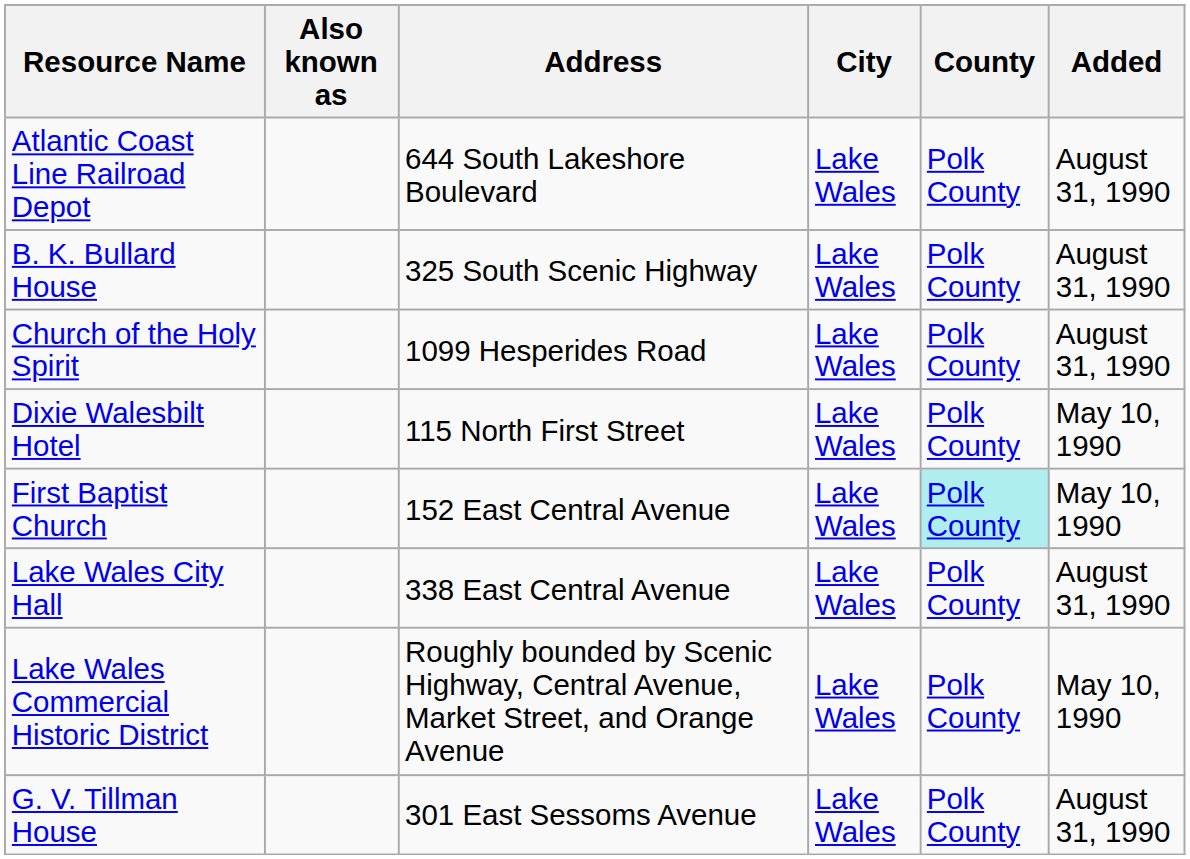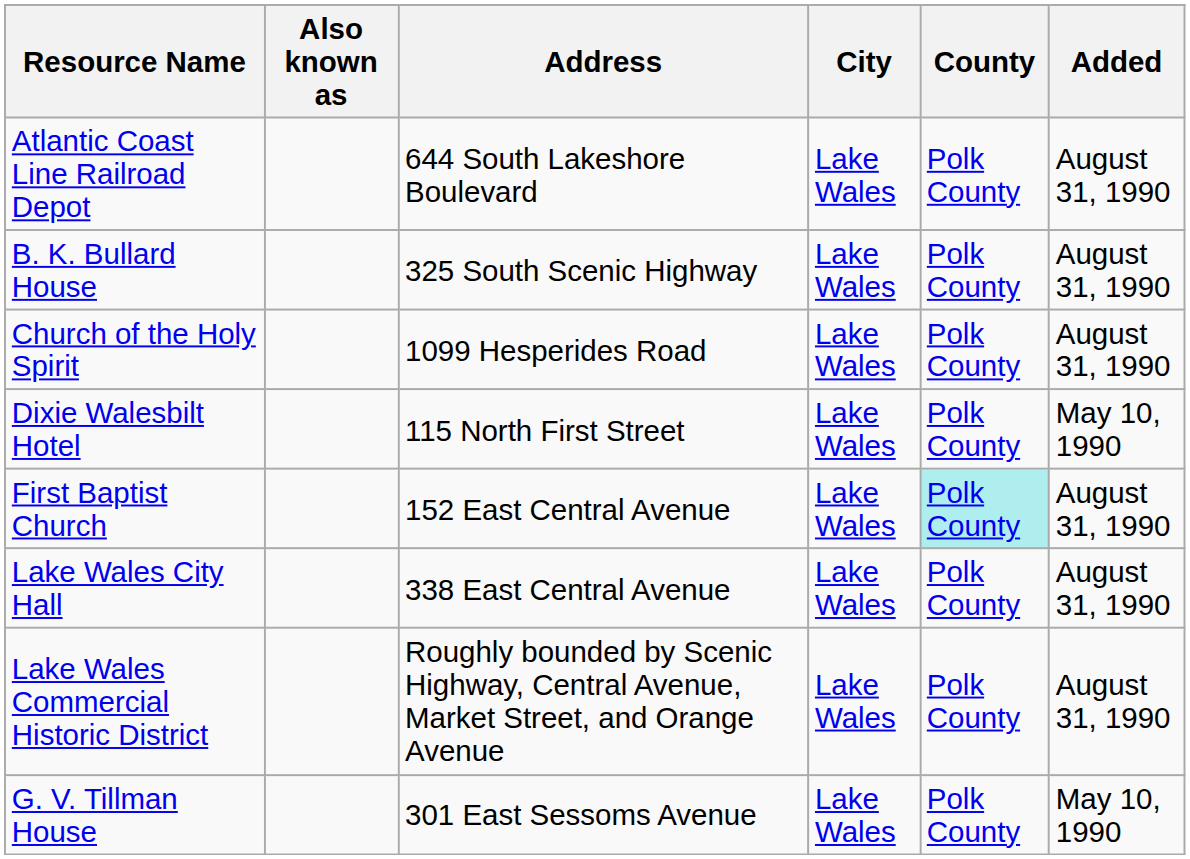(1108, 509) May 10, 1990 -> (1113, 509) August 31, 1990
(1108, 702) May 10, 1990 -> (1113, 702) August 31, 1990
(1113, 814) August 31, 1990 -> (1108, 814) May 10, 1990
